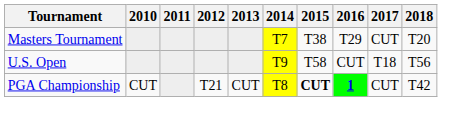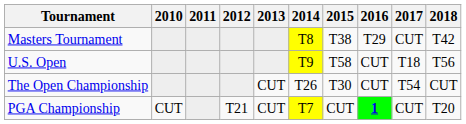(280, 39) T7 -> (306, 39) T8
(419, 39) T20 -> (443, 39) T42
+ row: (78, 85)
(280, 85) T8 -> (306, 108) T7
(315, 85) bold -> (340, 108) normal
(419, 85) T42 -> (443, 108) T20
